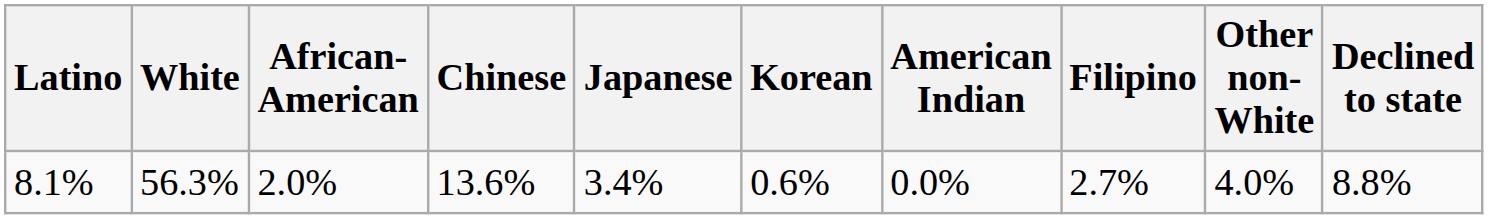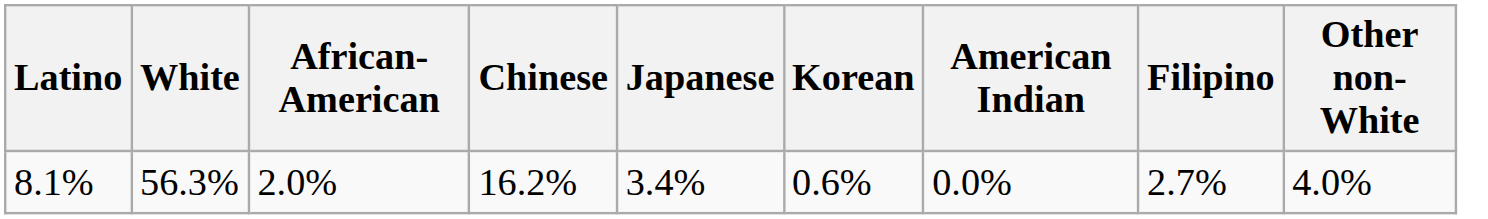- column: (1403, 77)
(486, 181) 13.6% -> (528, 181) 16.2%
